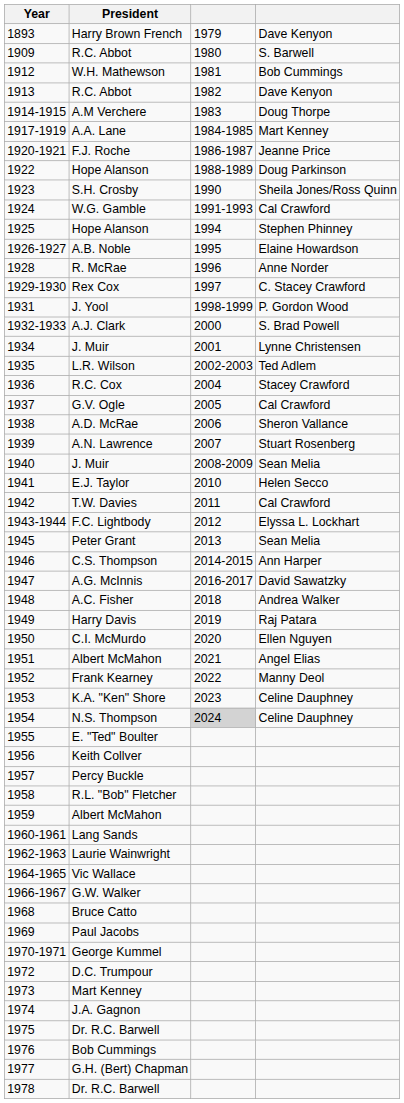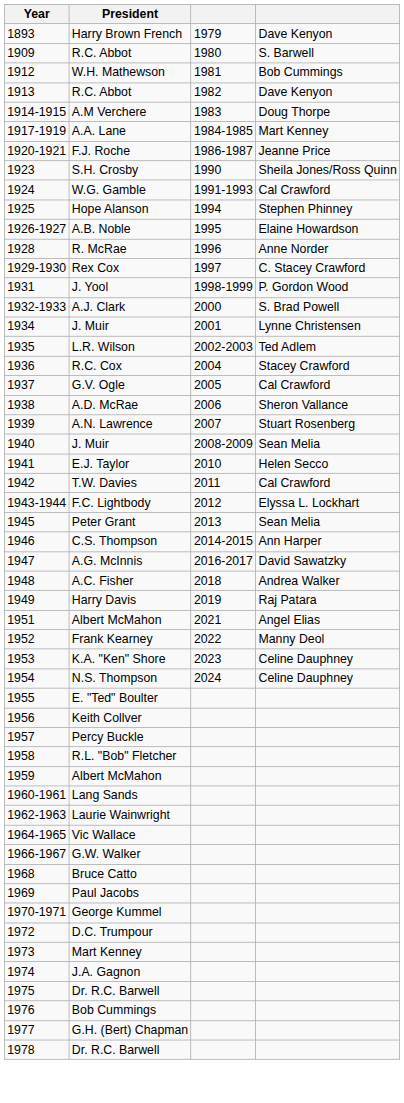- row: (21, 170)
- row: (21, 639)
(208, 717) lightgrey background -> (208, 678) no background
